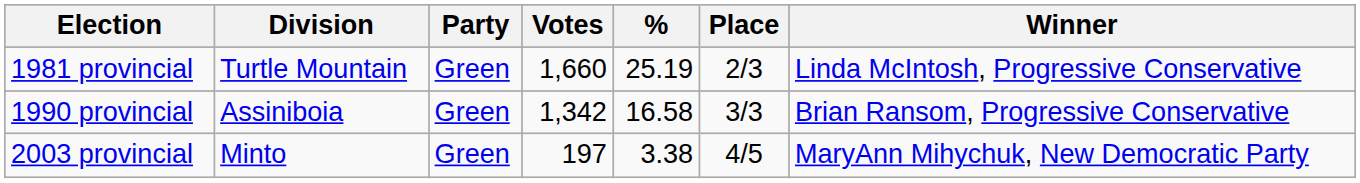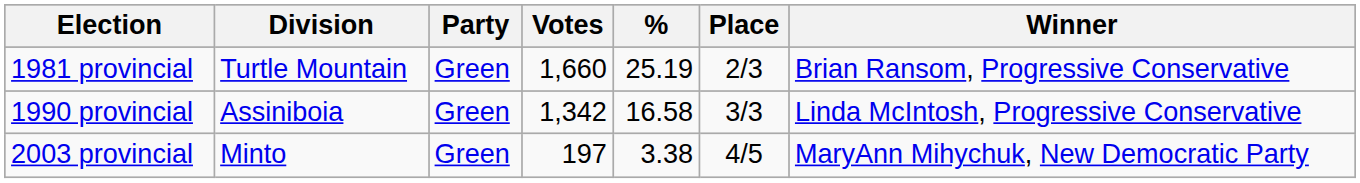(1048, 68) Linda McIntosh, Progressive Conservative -> (1042, 68) Brian Ransom, Progressive Conservative
(1042, 111) Brian Ransom, Progressive Conservative -> (1048, 111) Linda McIntosh, Progressive Conservative
